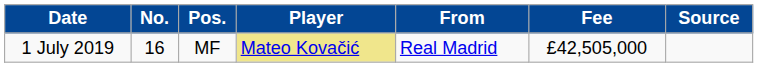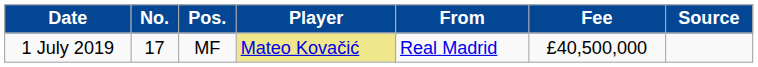(155, 47) 16 -> (155, 47) 17
(597, 47) £42,505,000 -> (597, 47) £40,500,000
